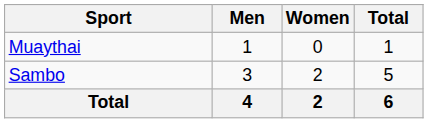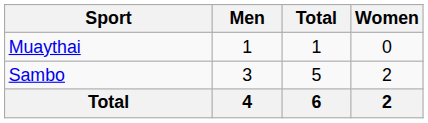columns swapped: (318, 18) <-> (388, 18)
